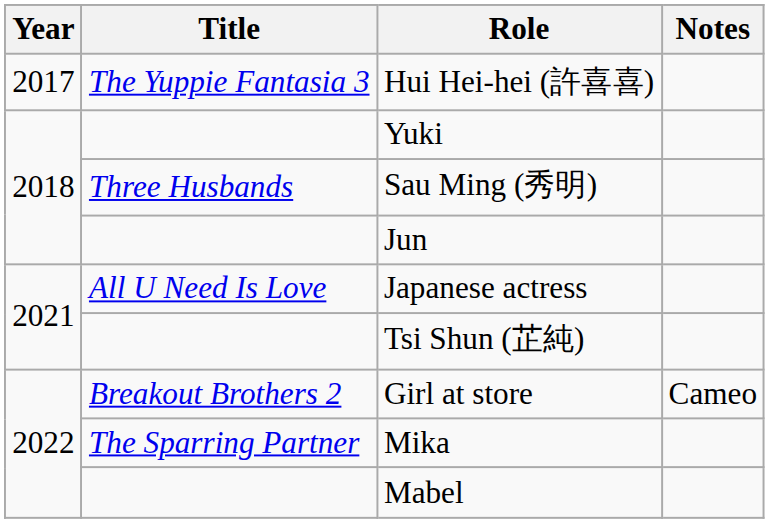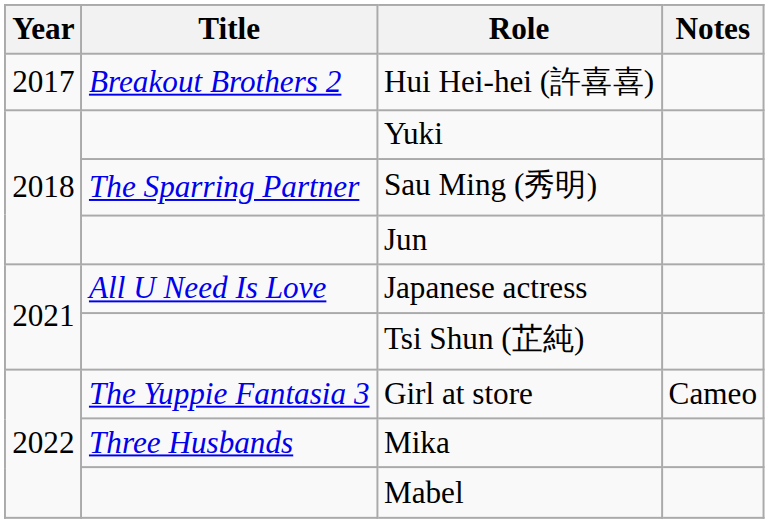(229, 81) The Yuppie Fantasia 3 -> (215, 81) Breakout Brothers 2
(191, 186) Three Husbands -> (224, 186) The Sparring Partner
(215, 393) Breakout Brothers 2 -> (229, 393) The Yuppie Fantasia 3
(224, 442) The Sparring Partner -> (191, 442) Three Husbands
